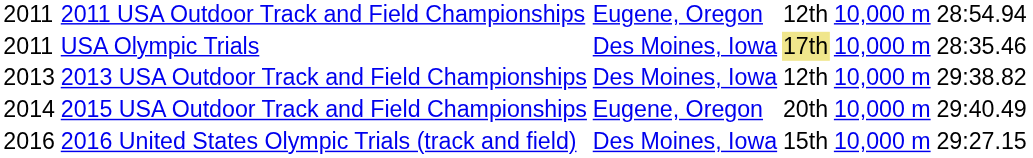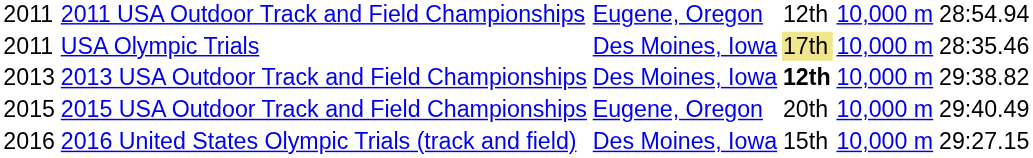(806, 77) normal -> (807, 77) bold
(29, 109) 2014 -> (29, 109) 2015
